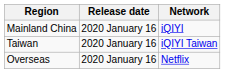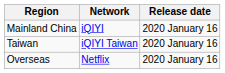columns swapped: (189, 12) <-> (119, 12)
